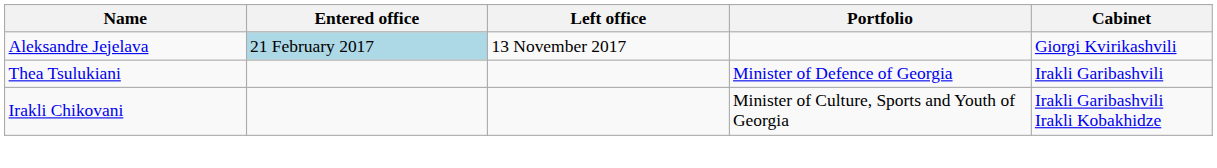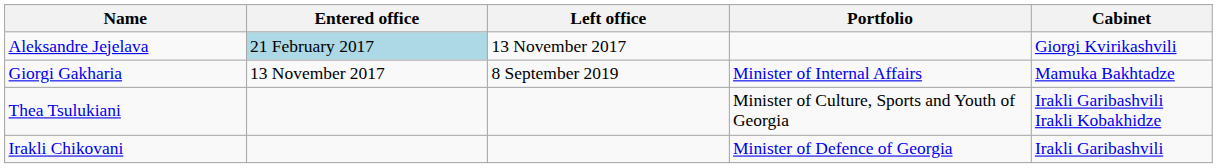+ row: (65, 73)
(843, 73) Minister of Defence of Georgia -> (874, 111) Minister of Culture, Sports and Youth of Georgia
(1099, 73) Irakli Garibashvili -> (1099, 111) Irakli Garibashvili Irakli Kobakhidze
(874, 111) Minister of Culture, Sports and Youth of Georgia -> (843, 148) Minister of Defence of Georgia
(1099, 111) Irakli Garibashvili Irakli Kobakhidze -> (1099, 148) Irakli Garibashvili
